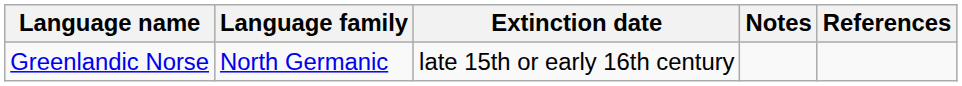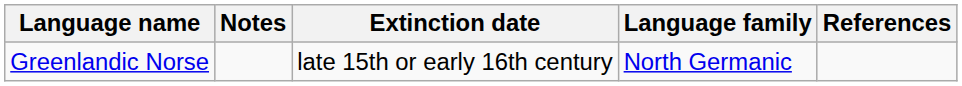columns swapped: (314, 23) <-> (779, 23)
